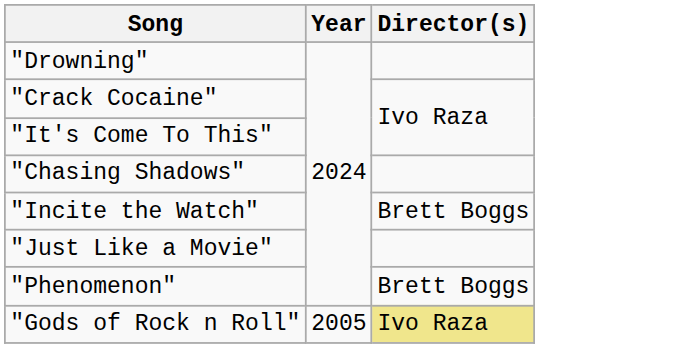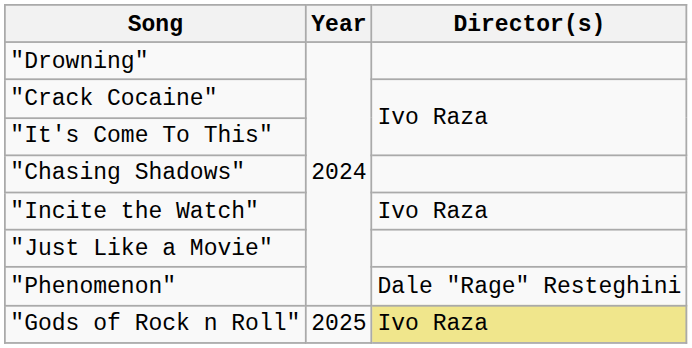(453, 211) Brett Boggs -> (433, 211) Ivo Raza
(453, 286) Brett Boggs -> (529, 286) Dale "Rage" Resteghini
(339, 324) 2005 -> (339, 324) 2025
